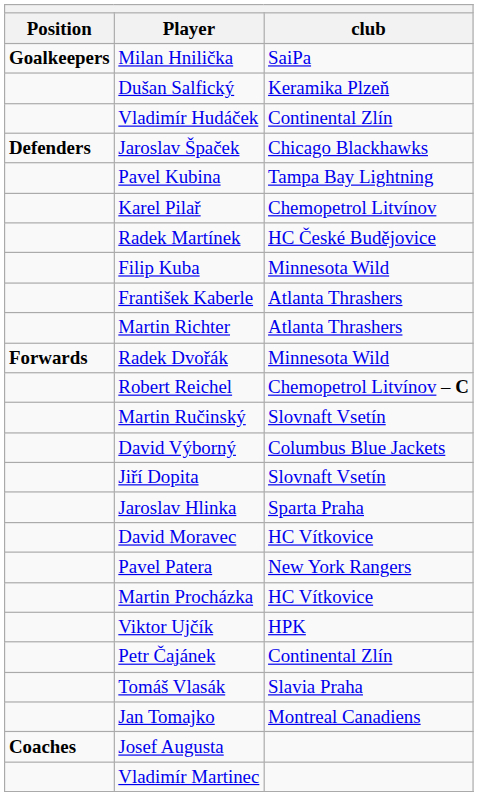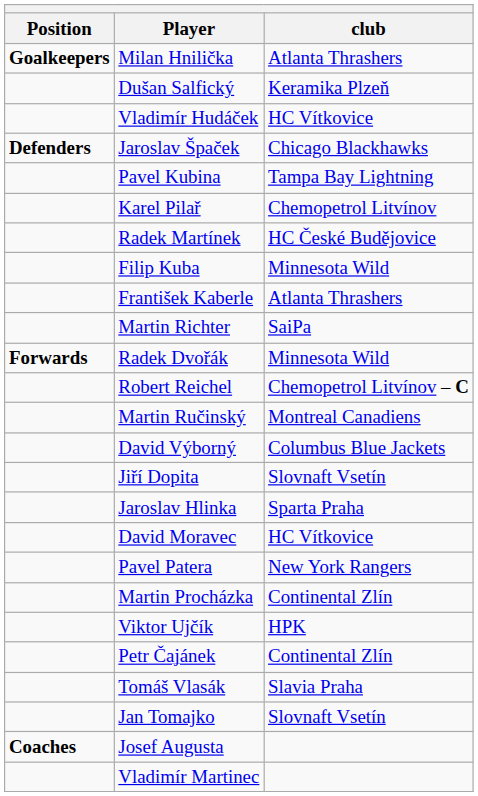(290, 58) SaiPa -> (335, 58) Atlanta Thrashers
(330, 118) Continental Zlín -> (321, 118) HC Vítkovice
(335, 327) Atlanta Thrashers -> (290, 327) SaiPa
(327, 417) Slovnaft Vsetín -> (344, 417) Montreal Canadiens
(321, 597) HC Vítkovice -> (330, 597) Continental Zlín
(344, 716) Montreal Canadiens -> (327, 716) Slovnaft Vsetín
